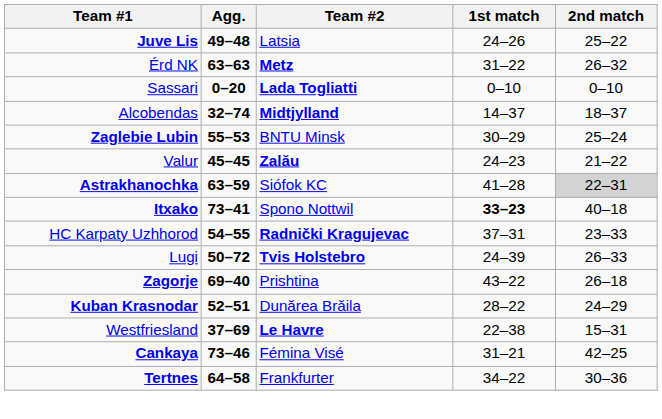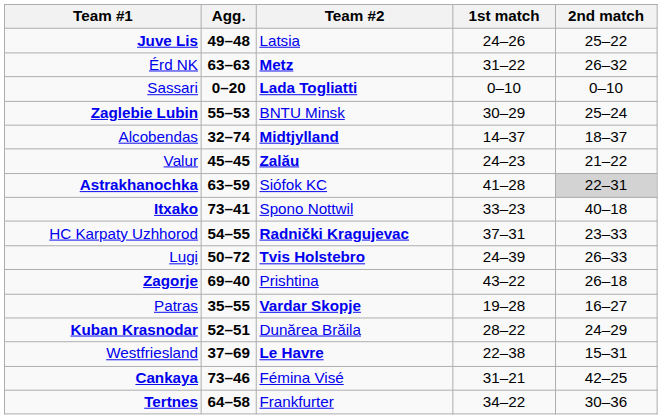rows swapped: (144, 137) <-> (158, 112)
(504, 209) bold -> (504, 209) normal
+ row: (176, 305)
